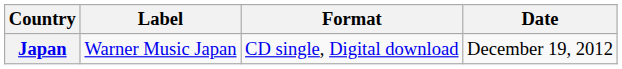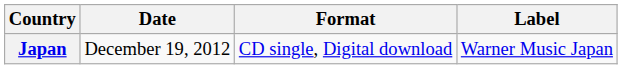columns swapped: (540, 19) <-> (160, 19)
